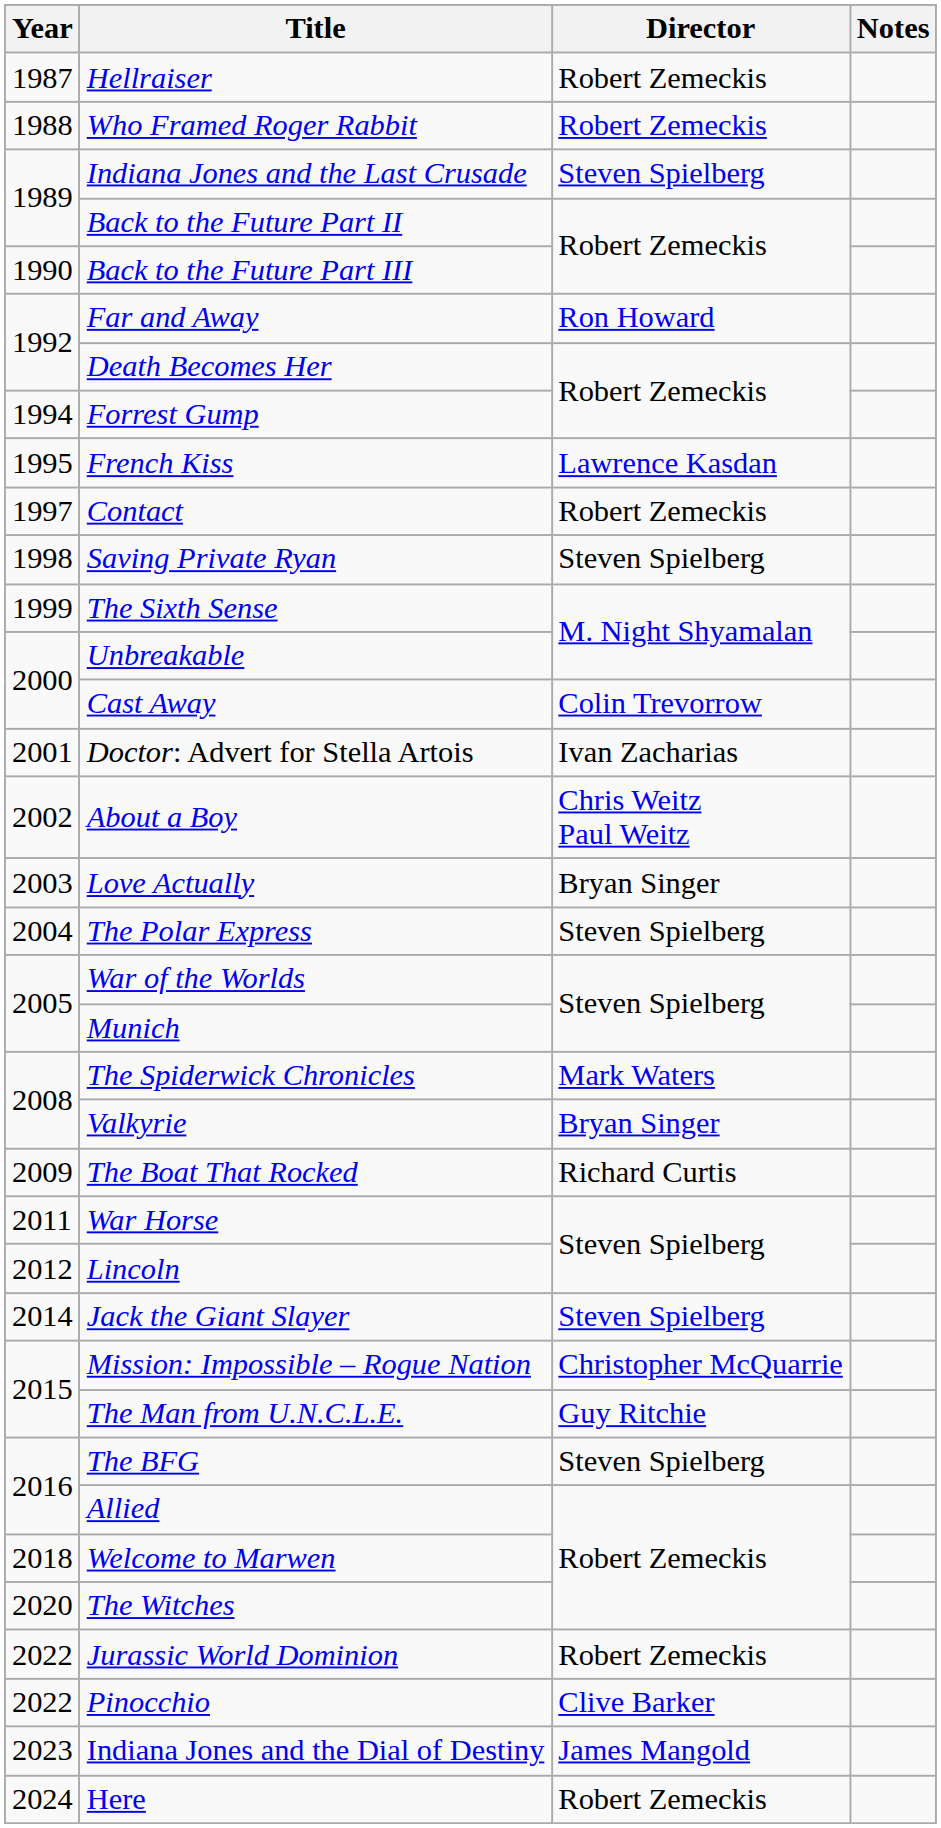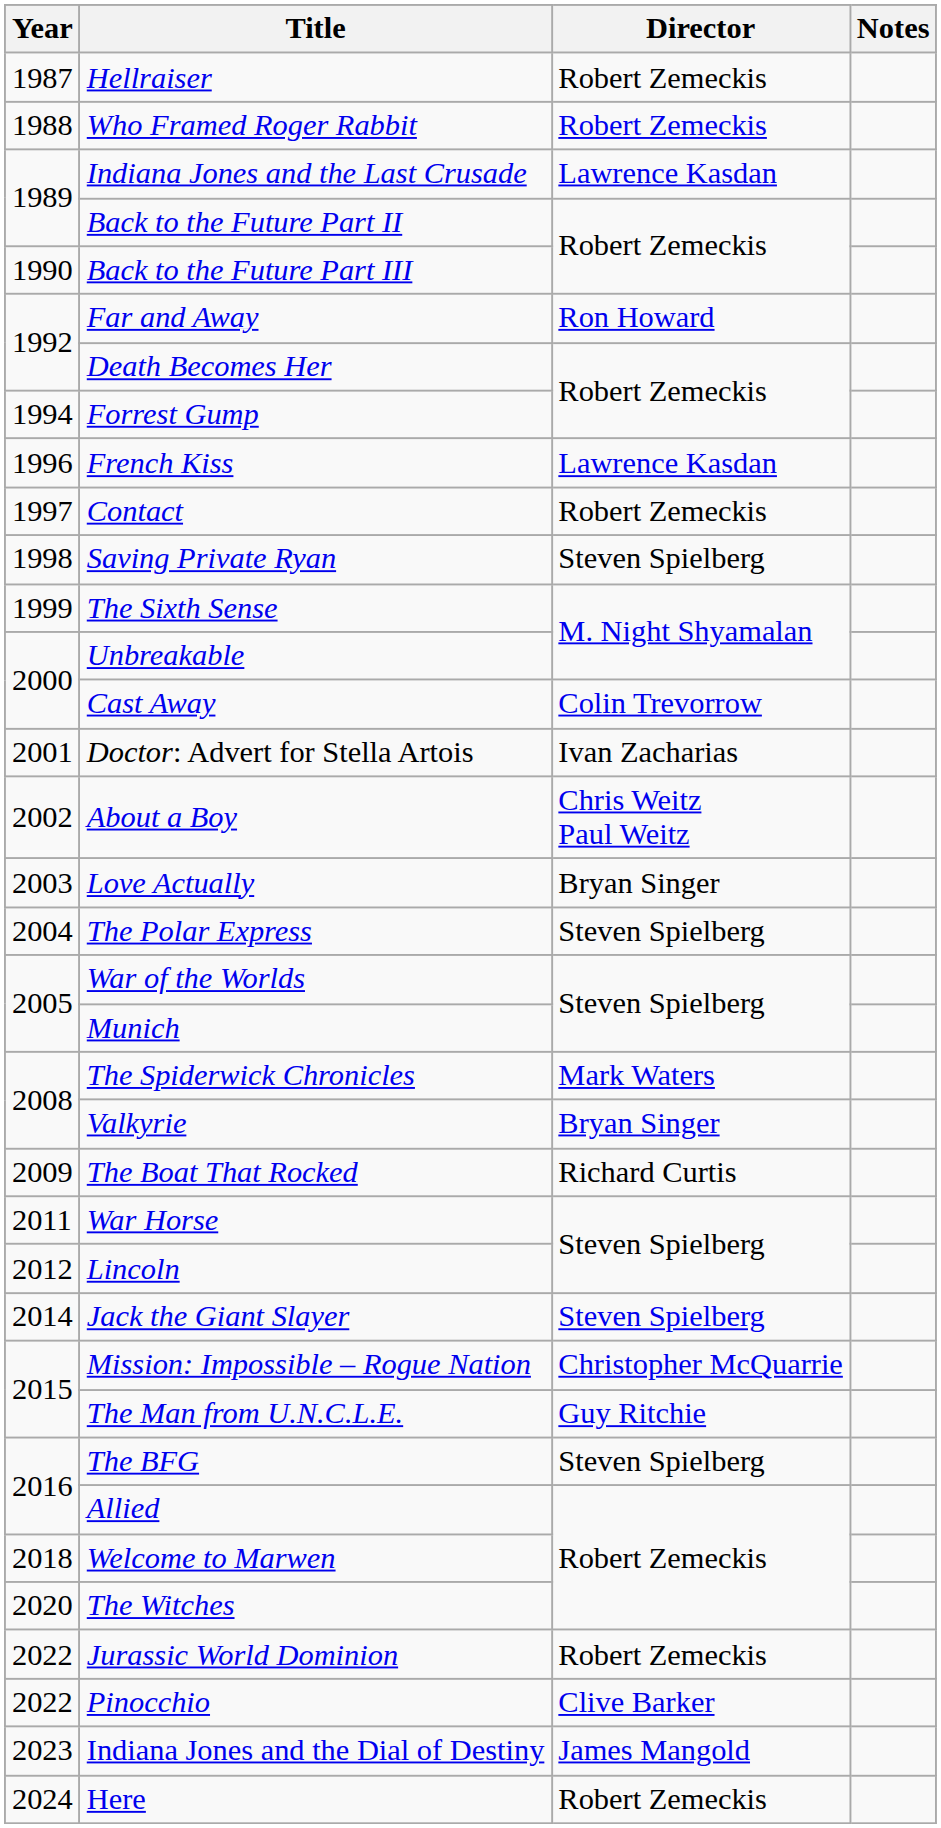(662, 173) Steven Spielberg -> (668, 173) Lawrence Kasdan
(42, 462) 1995 -> (42, 462) 1996
